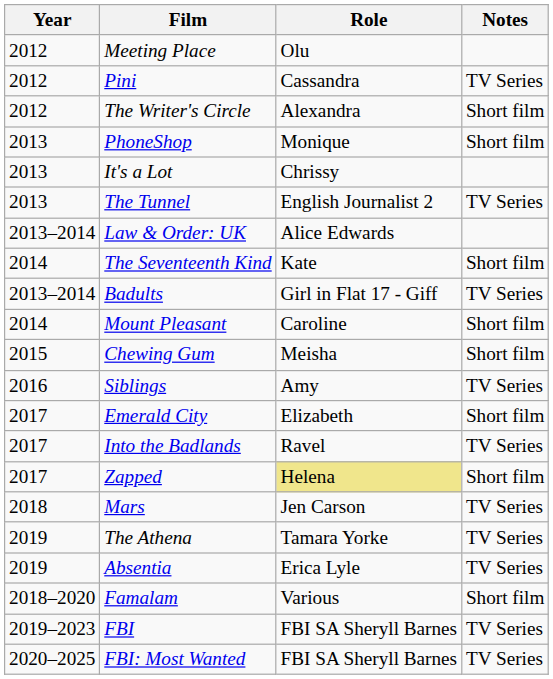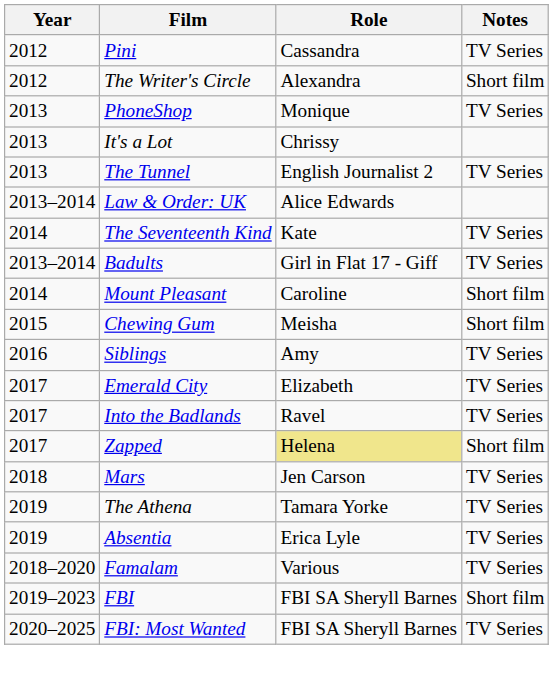- row: (160, 50)
(505, 141) Short film -> (504, 111) TV Series
(505, 263) Short film -> (504, 232) TV Series
(505, 415) Short film -> (504, 385) TV Series
(505, 598) Short film -> (504, 567) TV Series
(504, 628) TV Series -> (505, 598) Short film
